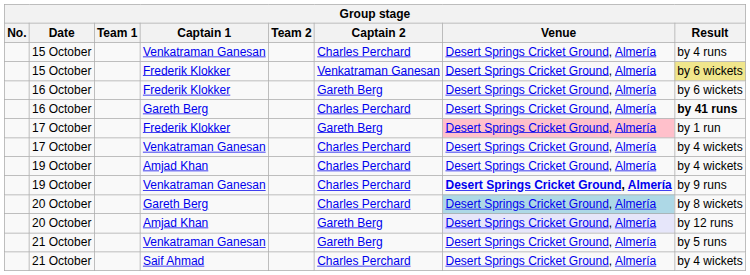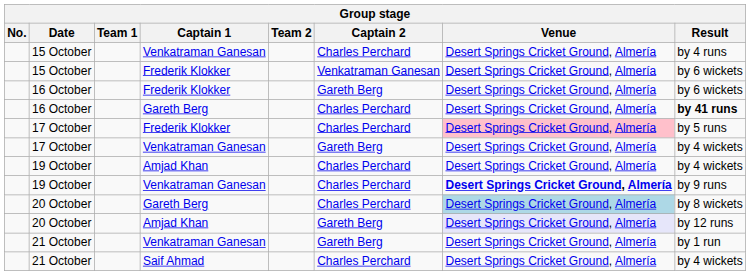(710, 71) khaki background -> (710, 71) no background
(350, 128) Gareth Berg -> (364, 128) Charles Perchard
(699, 128) by 1 run -> (702, 128) by 5 runs
(364, 147) Charles Perchard -> (350, 147) Gareth Berg
(702, 242) by 5 runs -> (699, 242) by 1 run
